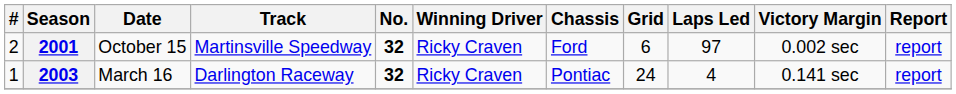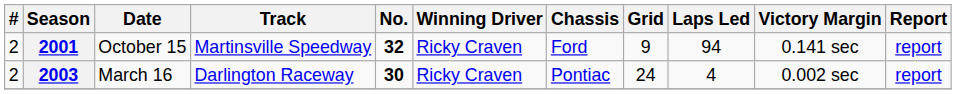(646, 47) 6 -> (646, 47) 9
(711, 47) 97 -> (711, 47) 94
(820, 47) 0.002 sec -> (820, 47) 0.141 sec
(14, 75) 1 -> (14, 75) 2
(394, 75) 32 -> (394, 75) 30
(820, 75) 0.141 sec -> (820, 75) 0.002 sec
